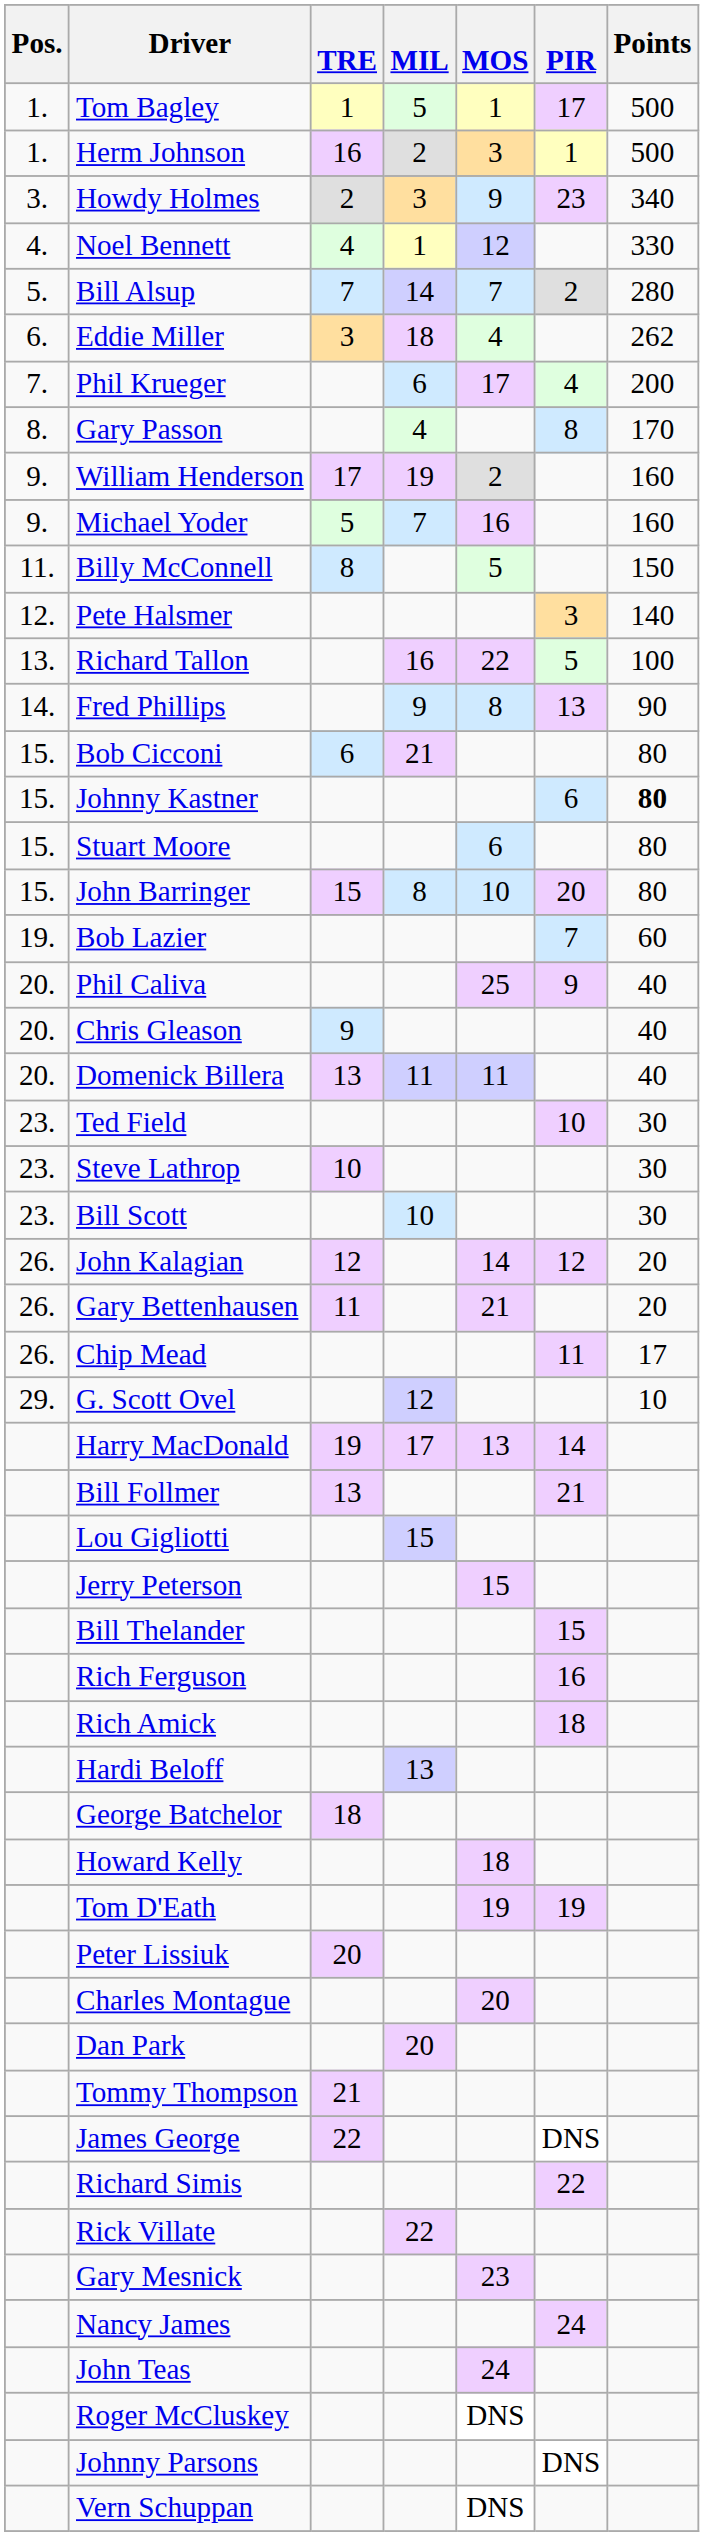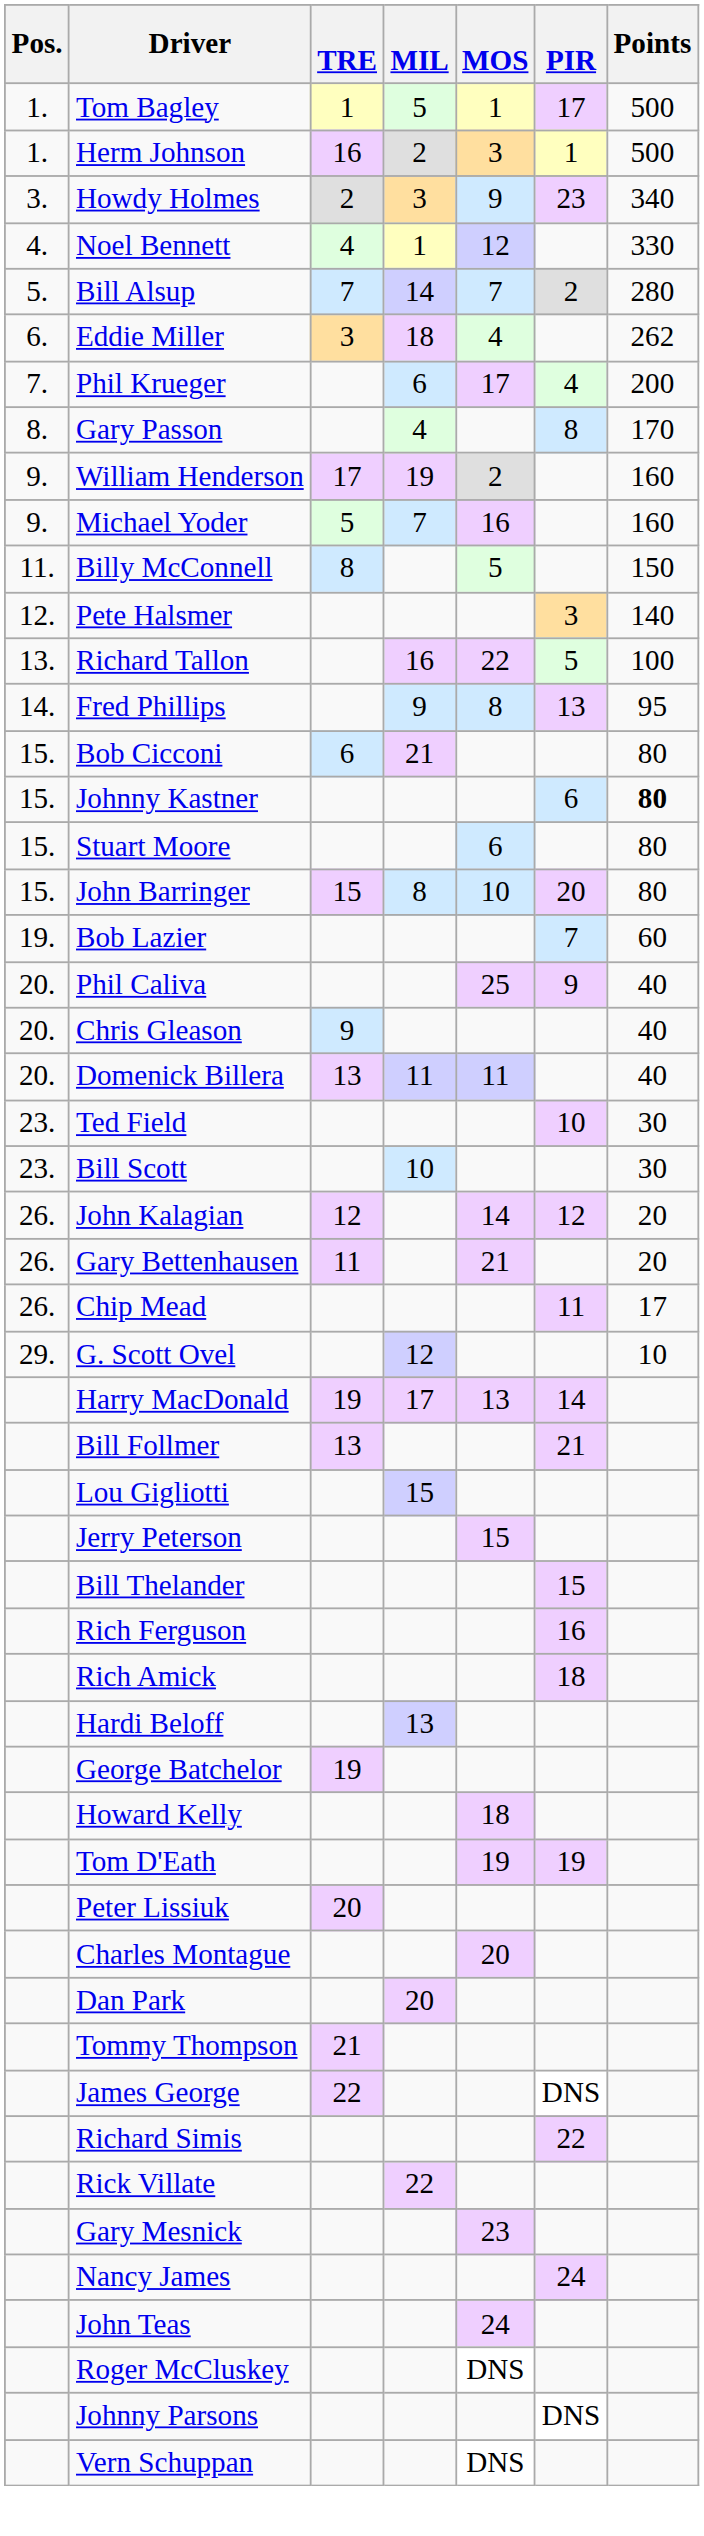(652, 706) 90 -> (652, 706) 95
- row: (158, 1168)
(347, 1815) 18 -> (347, 1769) 19
